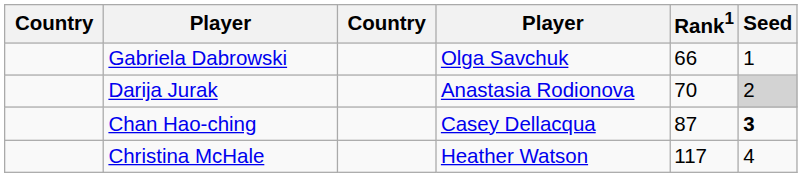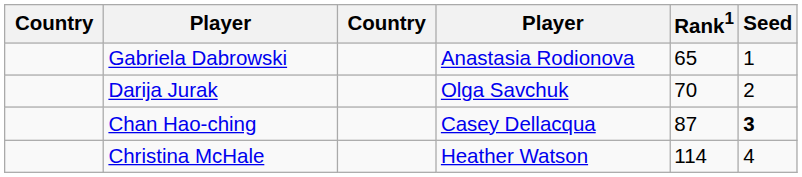(505, 58) Olga Savchuk -> (538, 58) Anastasia Rodionova
(686, 58) 66 -> (686, 58) 65
(538, 91) Anastasia Rodionova -> (505, 91) Olga Savchuk
(749, 91) lightgrey background -> (749, 91) no background
(691, 156) 117 -> (691, 156) 114
